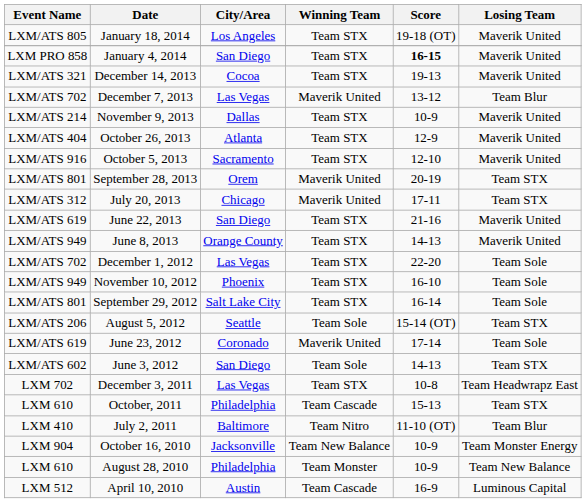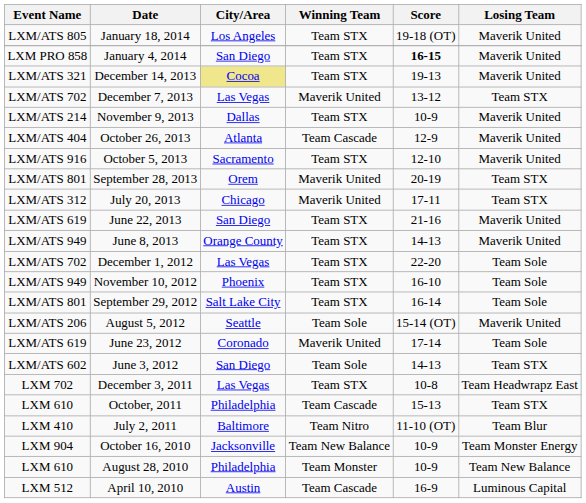(243, 76) no background -> (243, 76) khaki background
(520, 96) Team Blur -> (520, 96) Team STX
(339, 138) Team STX -> (339, 138) Team Cascade
(520, 323) Team STX -> (520, 323) Maverik United
